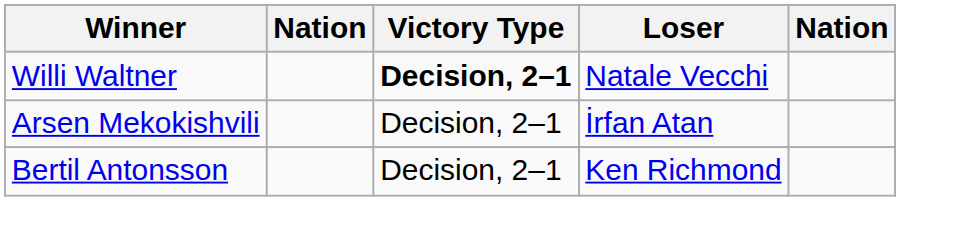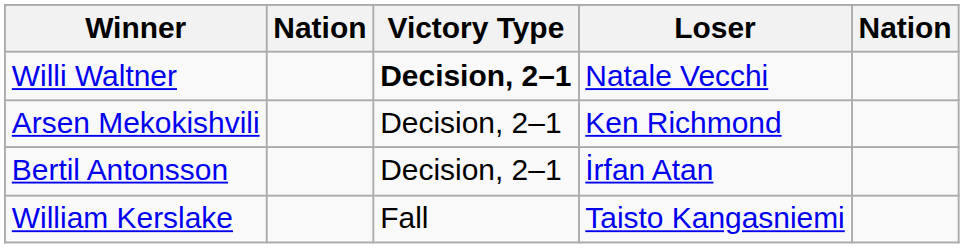(649, 123) İrfan Atan -> (683, 123) Ken Richmond
(683, 170) Ken Richmond -> (649, 170) İrfan Atan
+ row: (122, 218)
